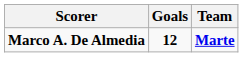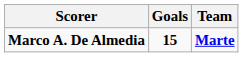(170, 39) 12 -> (170, 39) 15
